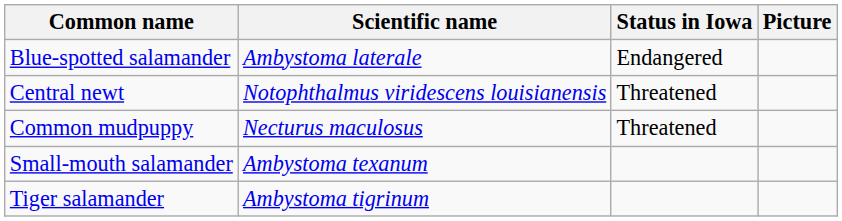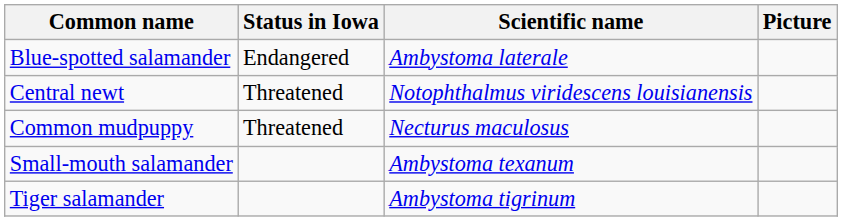columns swapped: (425, 22) <-> (685, 22)
